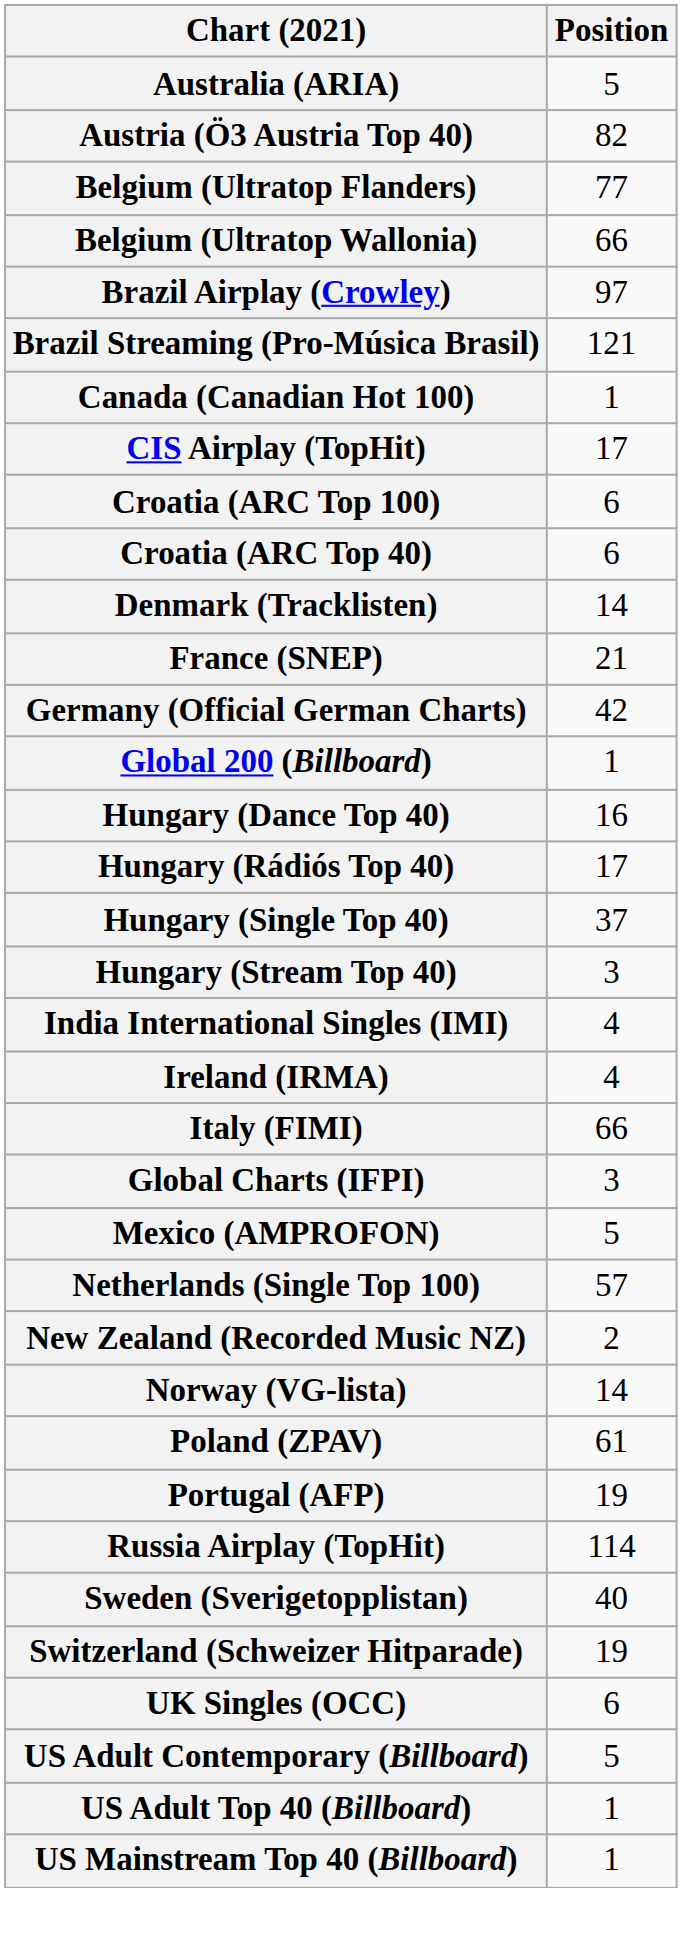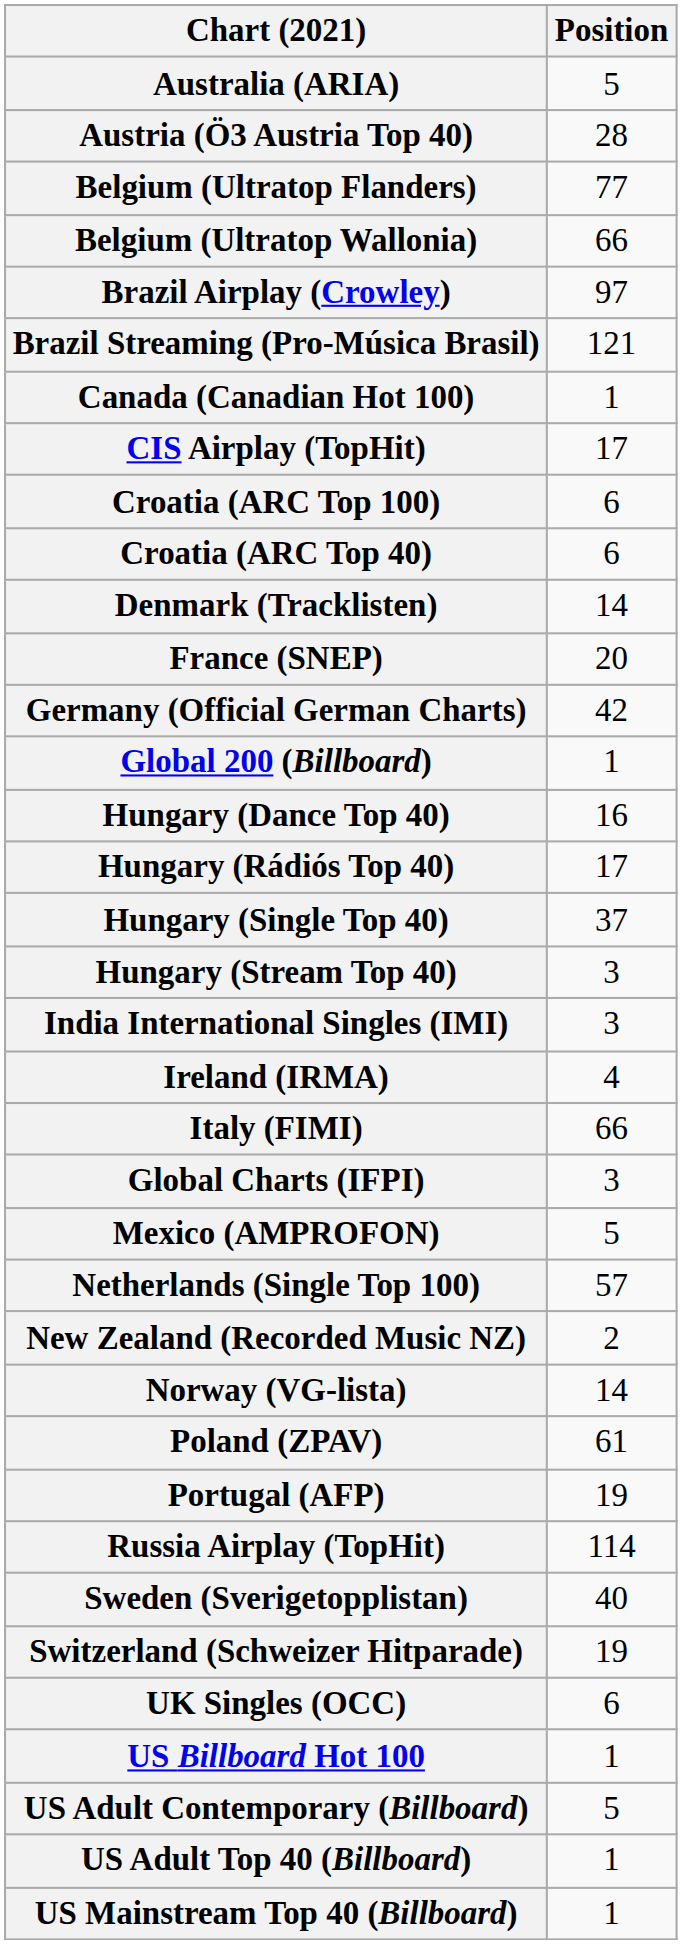(612, 135) 82 -> (612, 135) 28
(612, 657) 21 -> (612, 657) 20
(612, 1023) 4 -> (612, 1023) 3
+ row: (276, 1755)
